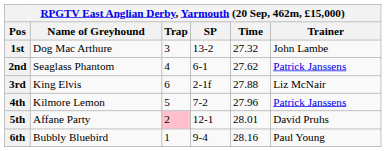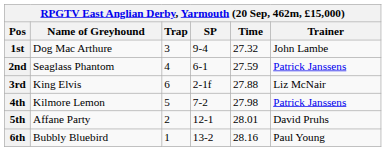(203, 48) 13-2 -> (200, 48) 9-4
(246, 66) 27.62 -> (246, 66) 27.59
(246, 102) 27.96 -> (246, 102) 27.98
(167, 119) pink background -> (167, 119) no background
(200, 137) 9-4 -> (203, 137) 13-2
